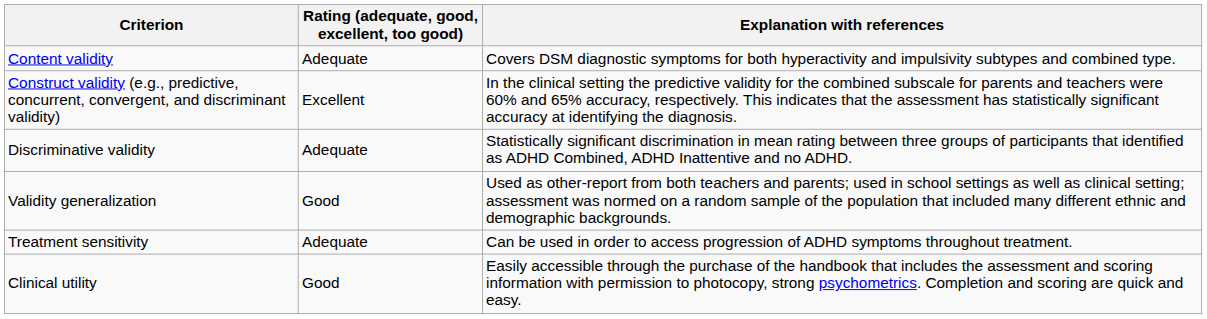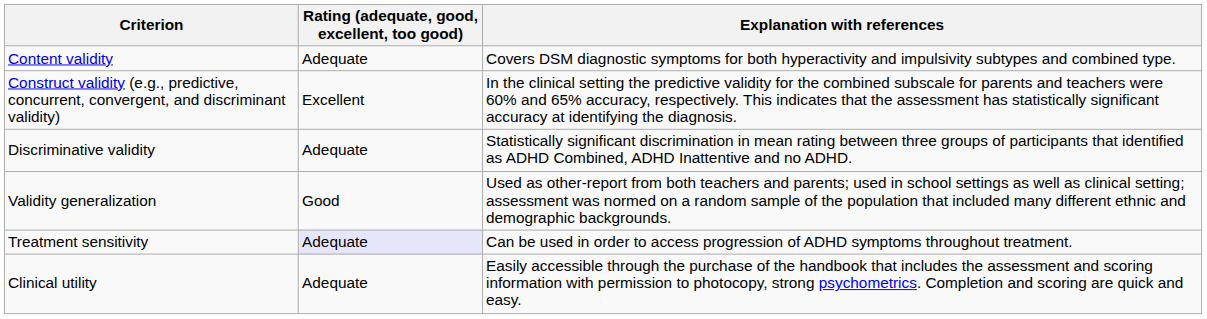(335, 242) no background -> (335, 242) lavender background
(321, 283) Good -> (335, 283) Adequate
